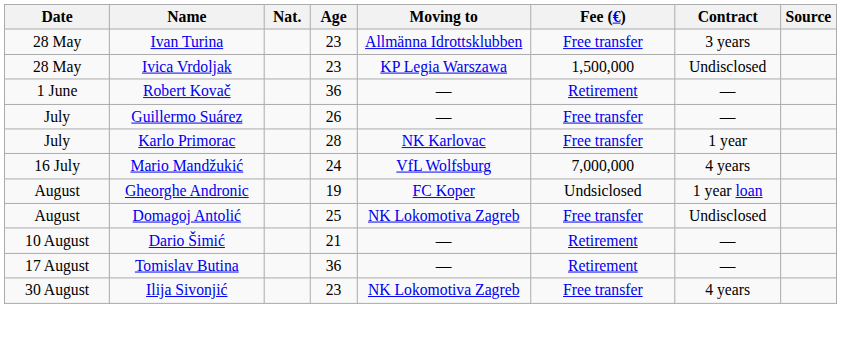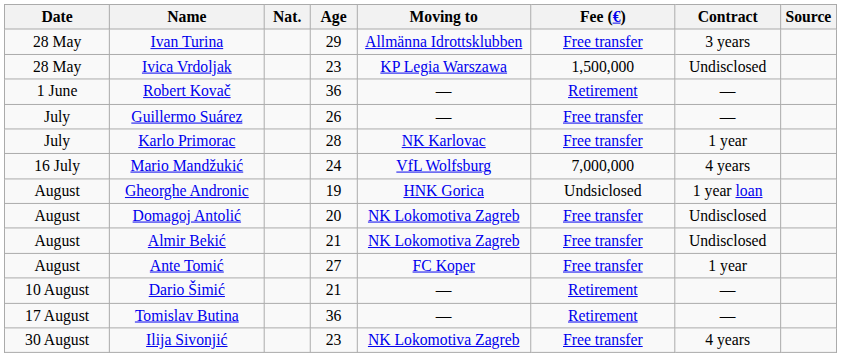(334, 41) 23 -> (334, 41) 29
(444, 191) FC Koper -> (444, 191) HNK Gorica
(334, 215) 25 -> (334, 215) 20
+ row: (187, 240)
+ row: (187, 265)
